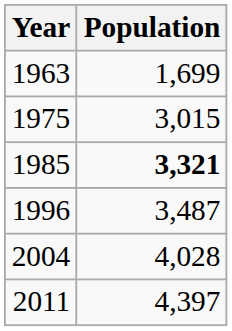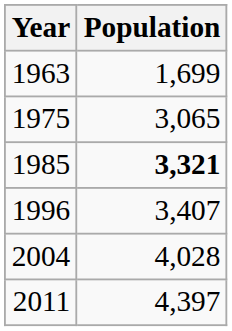(187, 119) 3,015 -> (187, 119) 3,065
(187, 210) 3,487 -> (187, 210) 3,407
